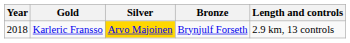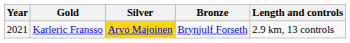(17, 29) 2018 -> (17, 29) 2021
